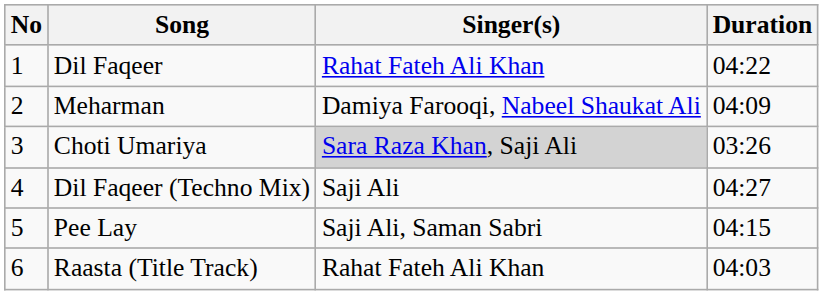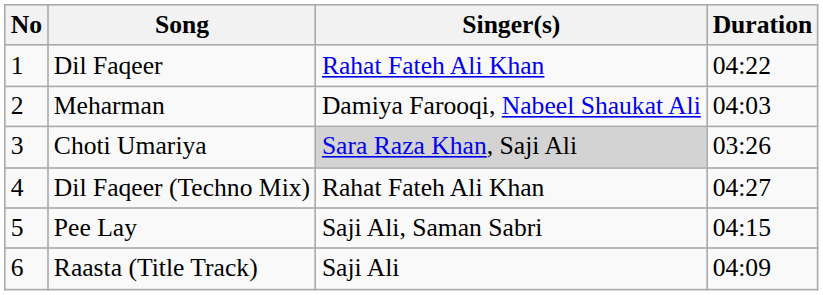(742, 106) 04:09 -> (742, 106) 04:03
(361, 187) Saji Ali -> (433, 187) Rahat Fateh Ali Khan
(433, 268) Rahat Fateh Ali Khan -> (361, 268) Saji Ali
(742, 268) 04:03 -> (742, 268) 04:09
